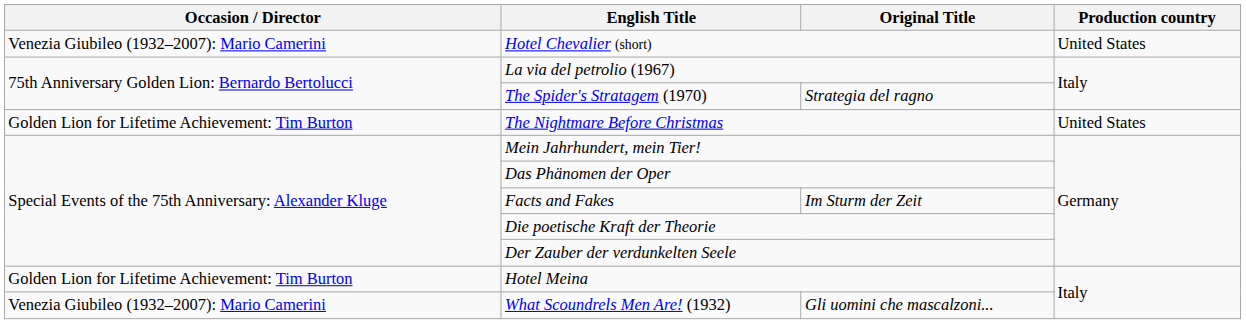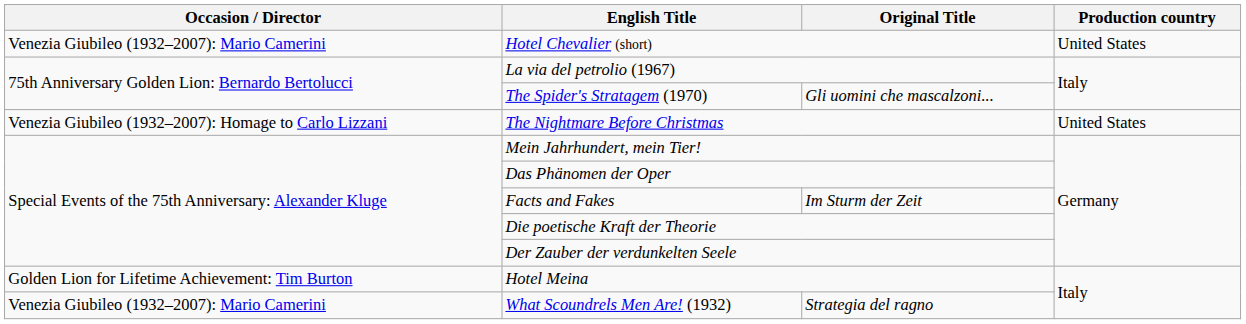(869, 95) Strategia del ragno -> (899, 95) Gli uomini che mascalzoni...
(180, 122) Golden Lion for Lifetime Achievement: Tim Burton -> (198, 122) Venezia Giubileo (1932–2007): Homage to Carlo Lizzani
(899, 305) Gli uomini che mascalzoni... -> (869, 305) Strategia del ragno
